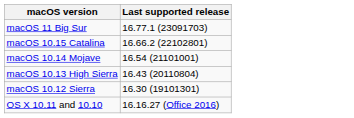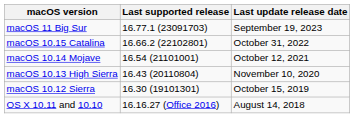+ column: (291, 12)
